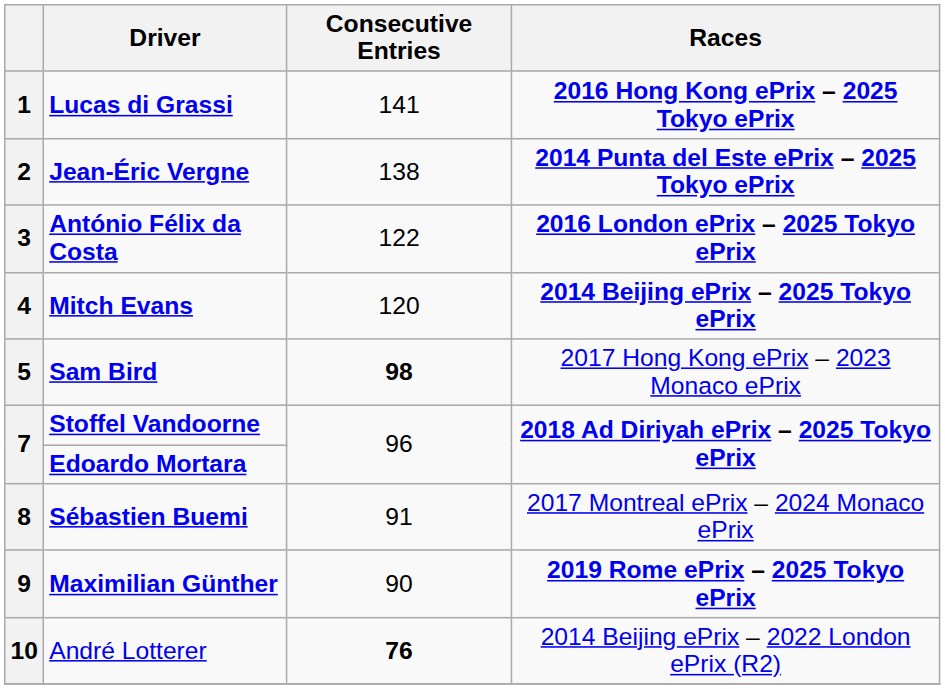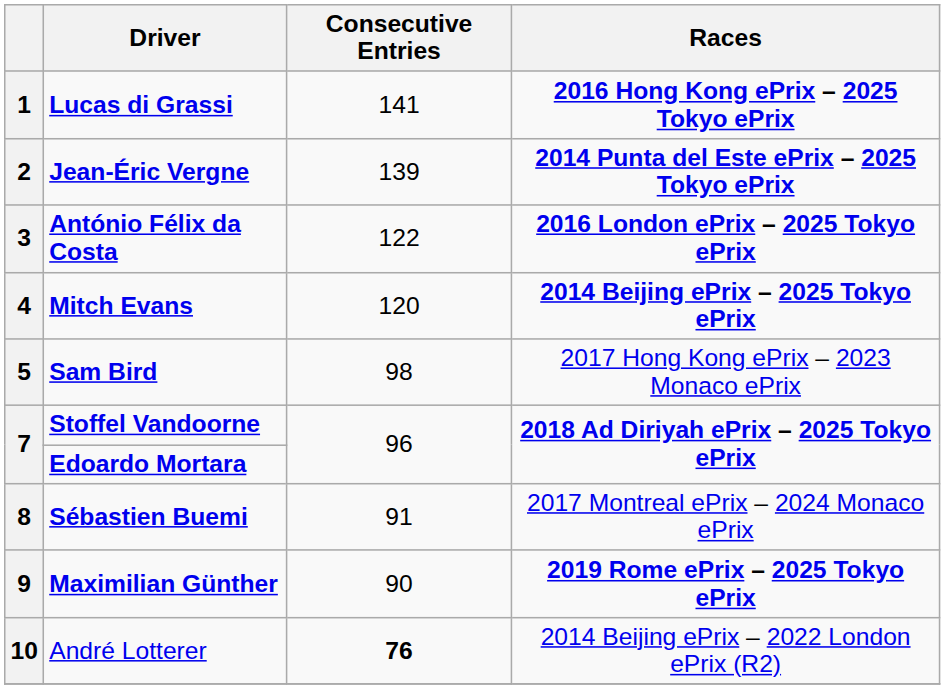(399, 171) 138 -> (399, 171) 139
(399, 371) bold -> (399, 371) normal
